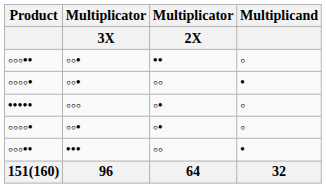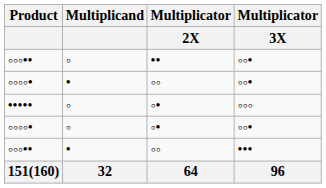columns swapped: (106, 37) <-> (279, 38)
